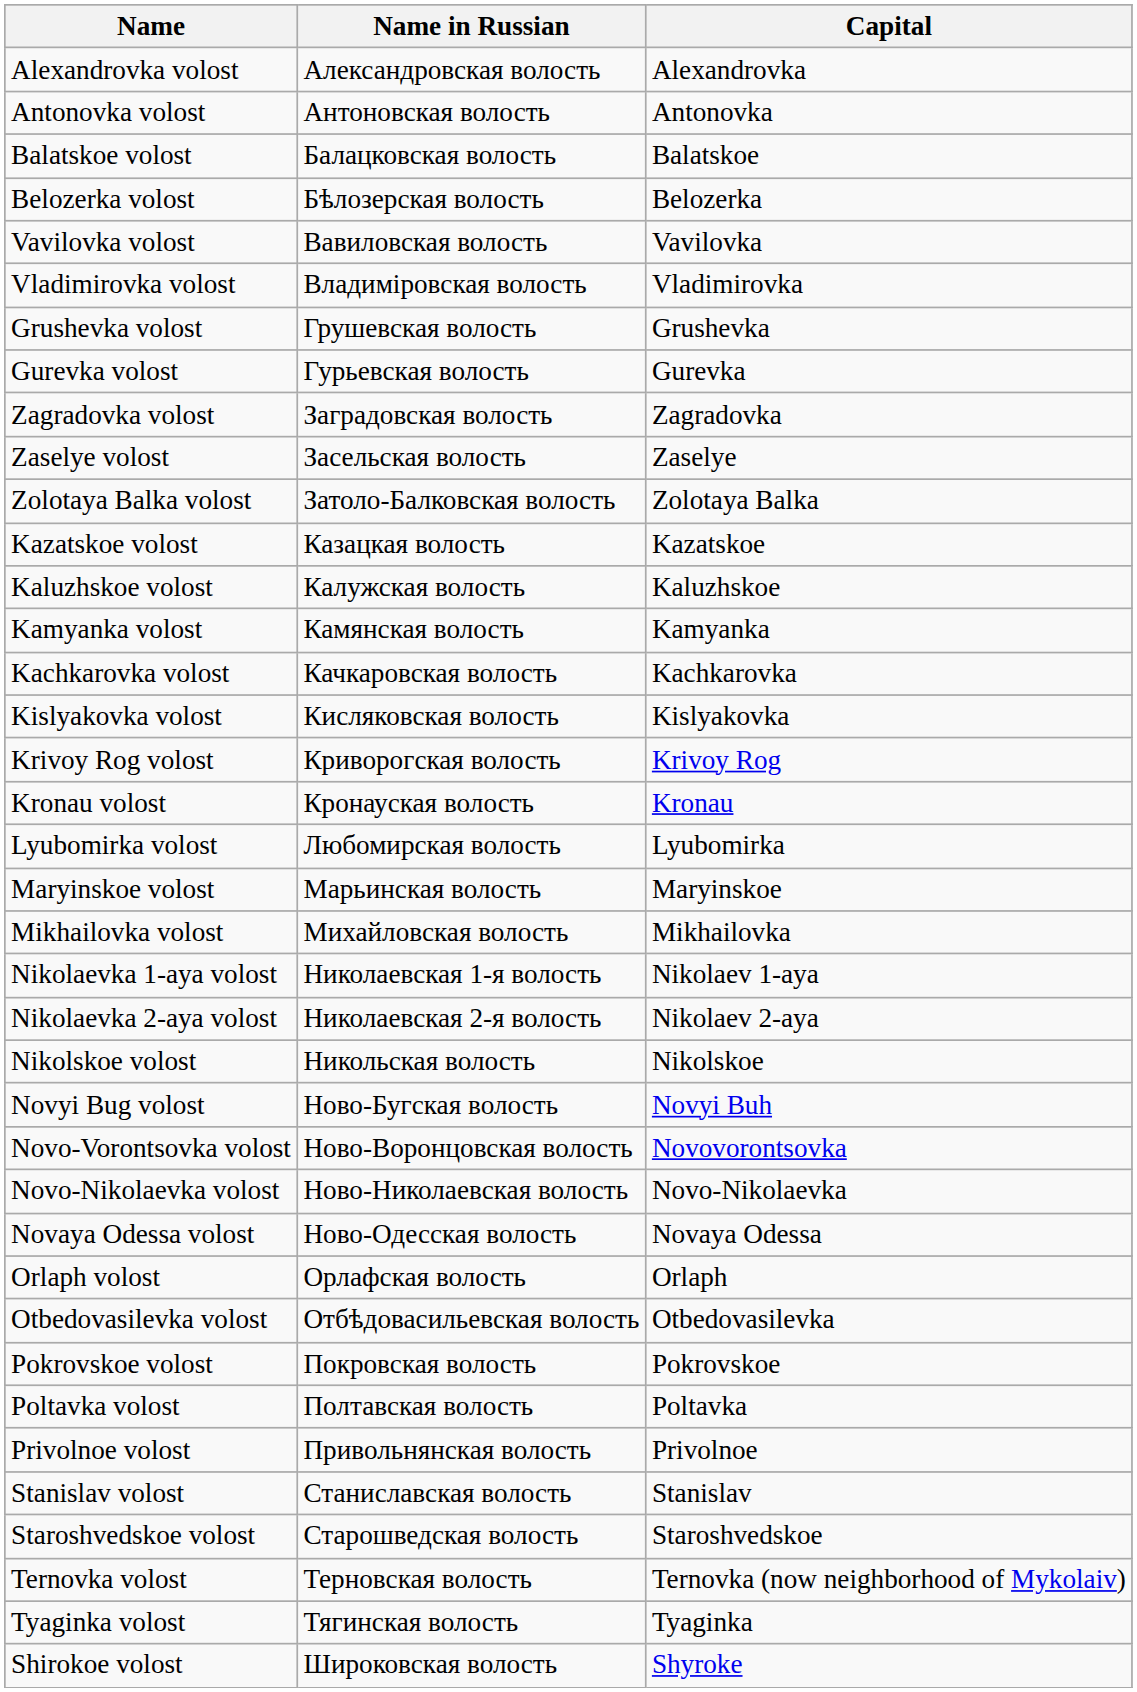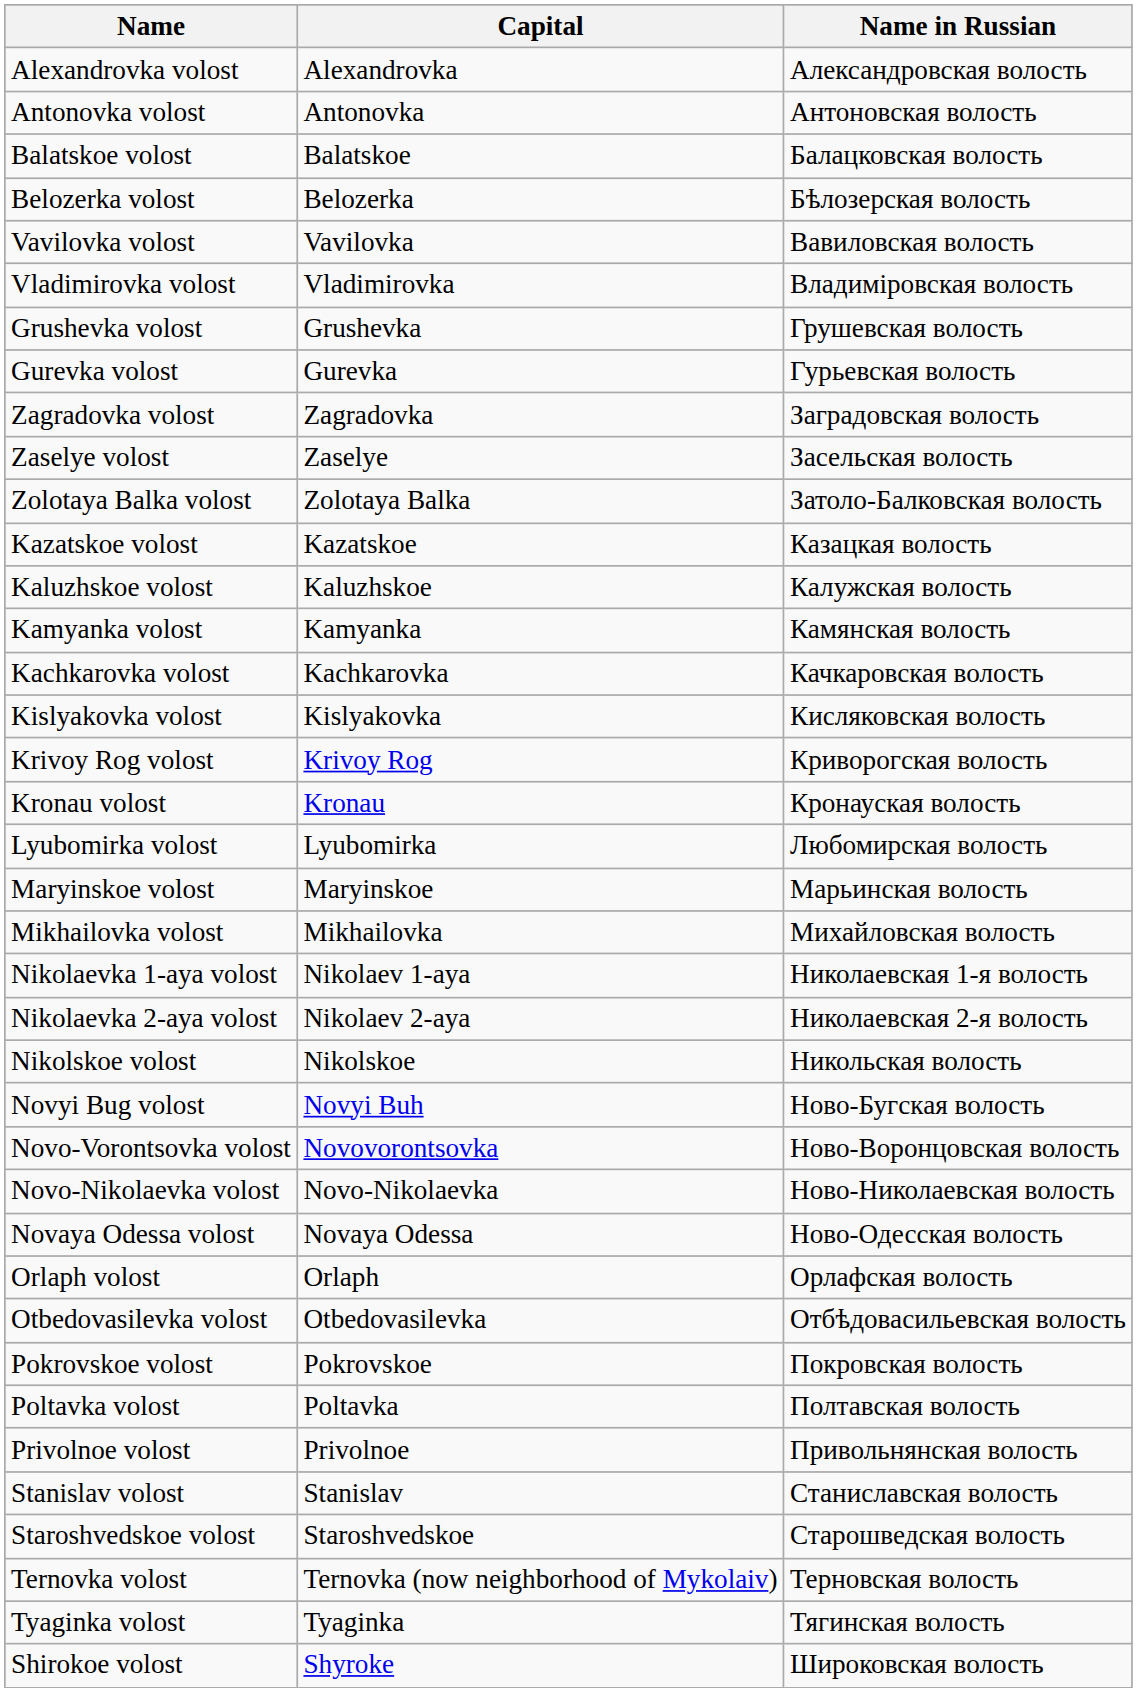columns swapped: (471, 26) <-> (889, 26)
